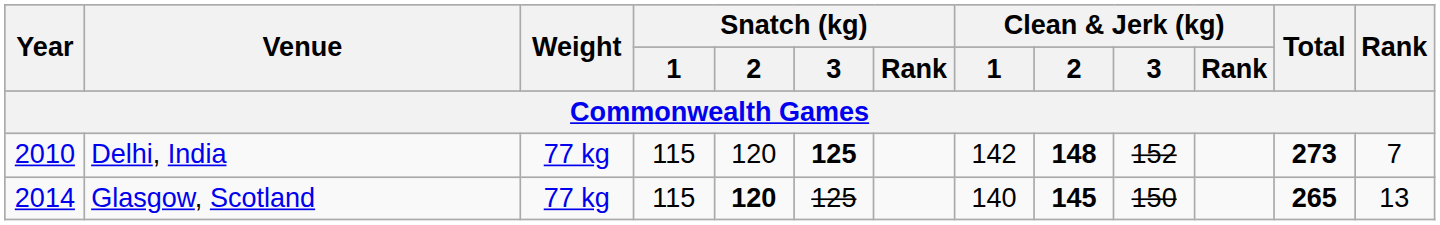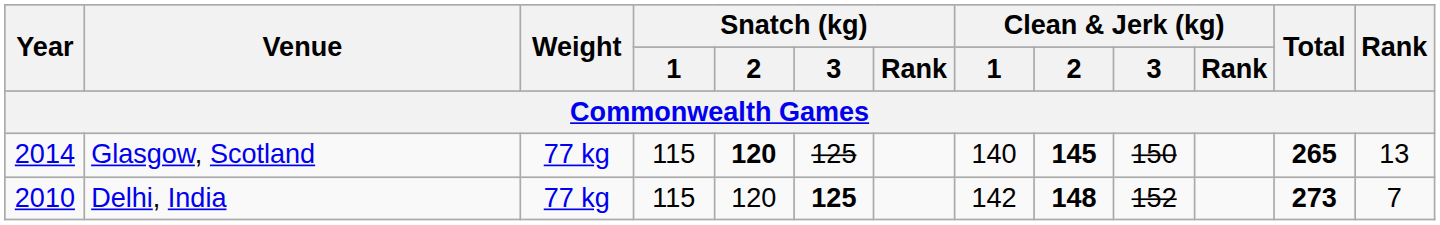rows swapped: (159, 154) <-> (203, 197)
